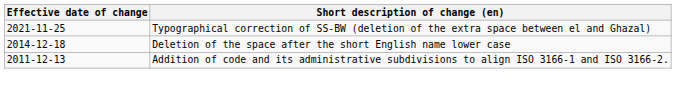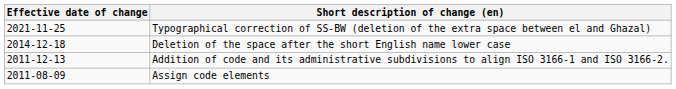+ row: (211, 76)
